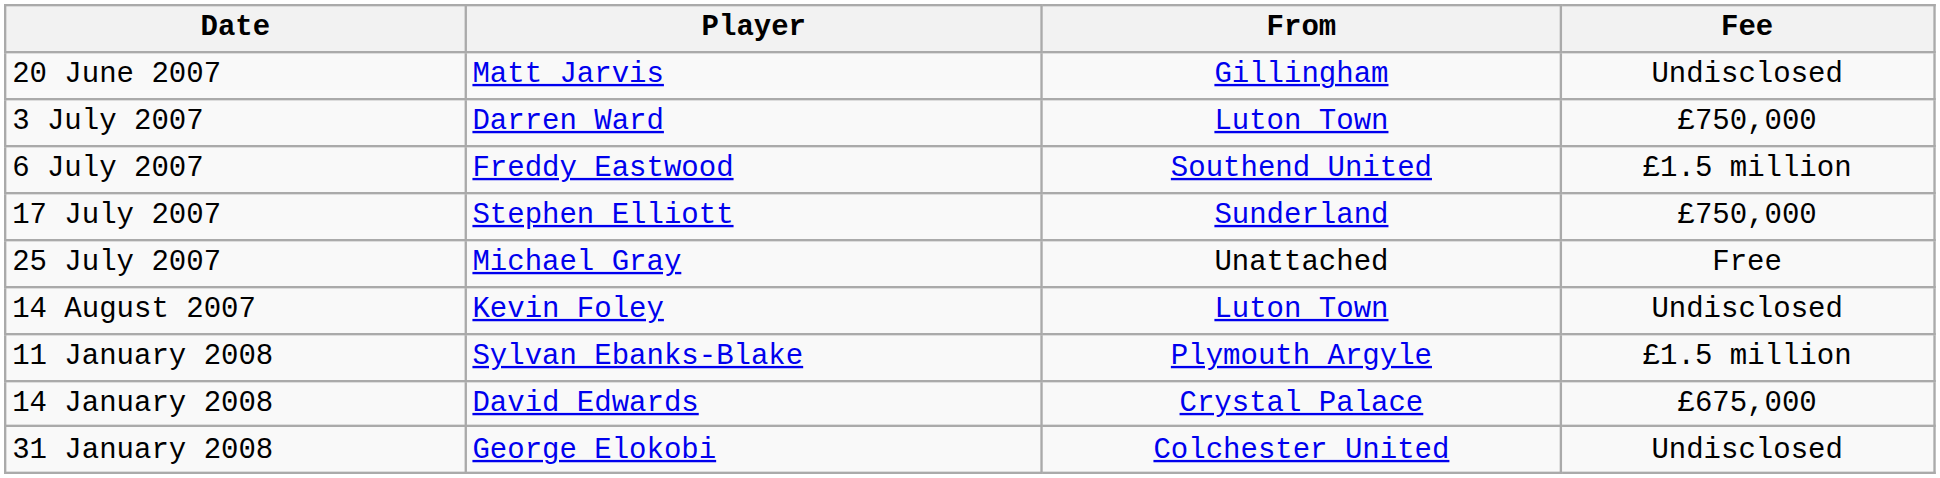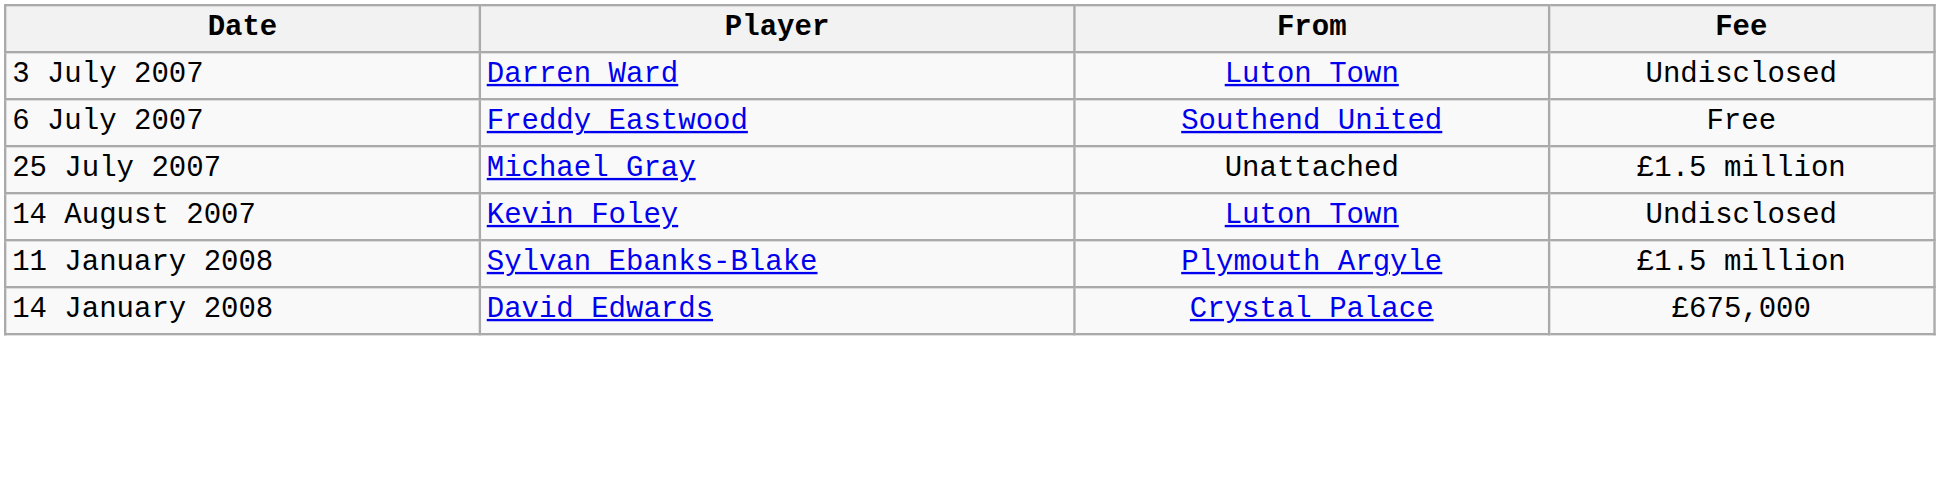- row: (117, 76)
(1747, 123) £750,000 -> (1741, 76) Undisclosed
(1747, 170) £1.5 million -> (1741, 123) Free
- row: (117, 216)
(1747, 263) Free -> (1741, 170) £1.5 million
- row: (143, 451)
